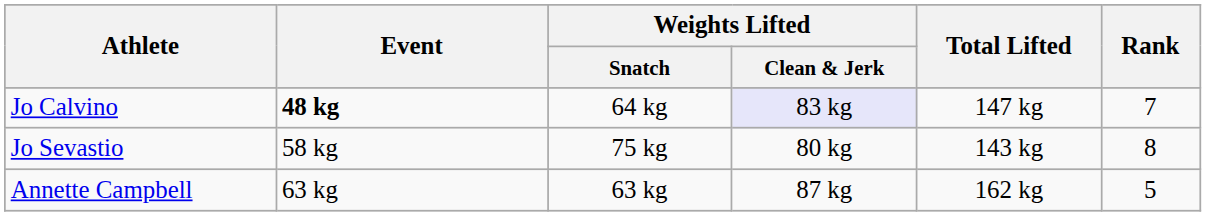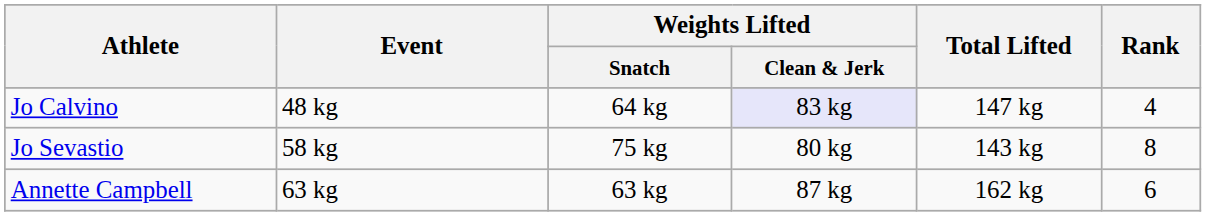(311, 107) bold -> (310, 107) normal
(1150, 107) 7 -> (1150, 107) 4
(1150, 189) 5 -> (1150, 189) 6
